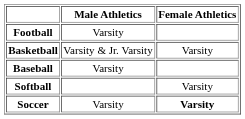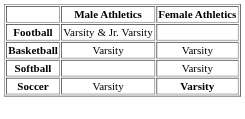(108, 32) Varsity -> (108, 32) Varsity & Jr. Varsity
(108, 50) Varsity & Jr. Varsity -> (108, 50) Varsity
- row: (33, 68)
